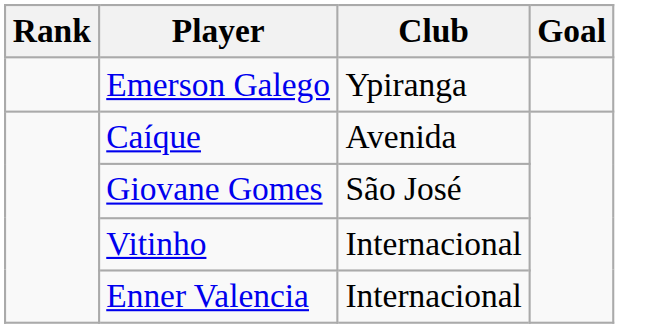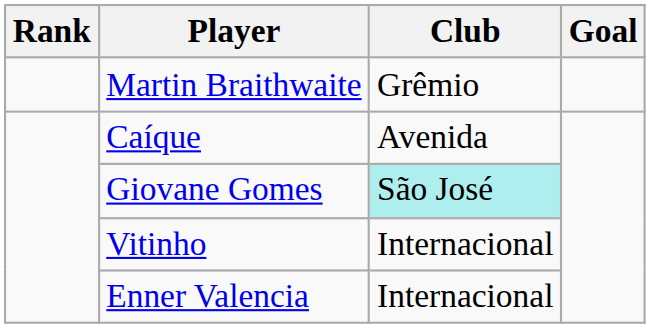- row: (218, 84)
+ row: (234, 84)
(404, 190) no background -> (435, 190) paleturquoise background
